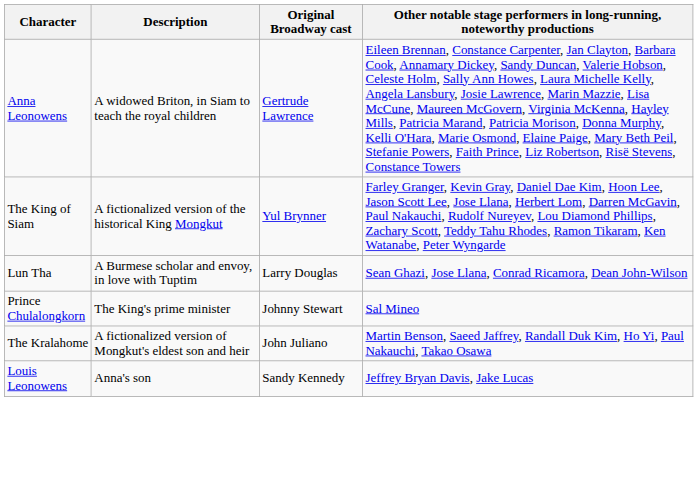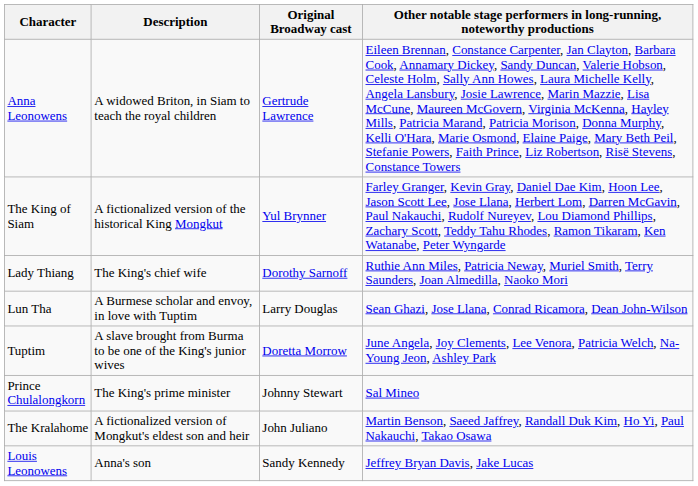+ row: (41, 273)
+ row: (26, 350)
